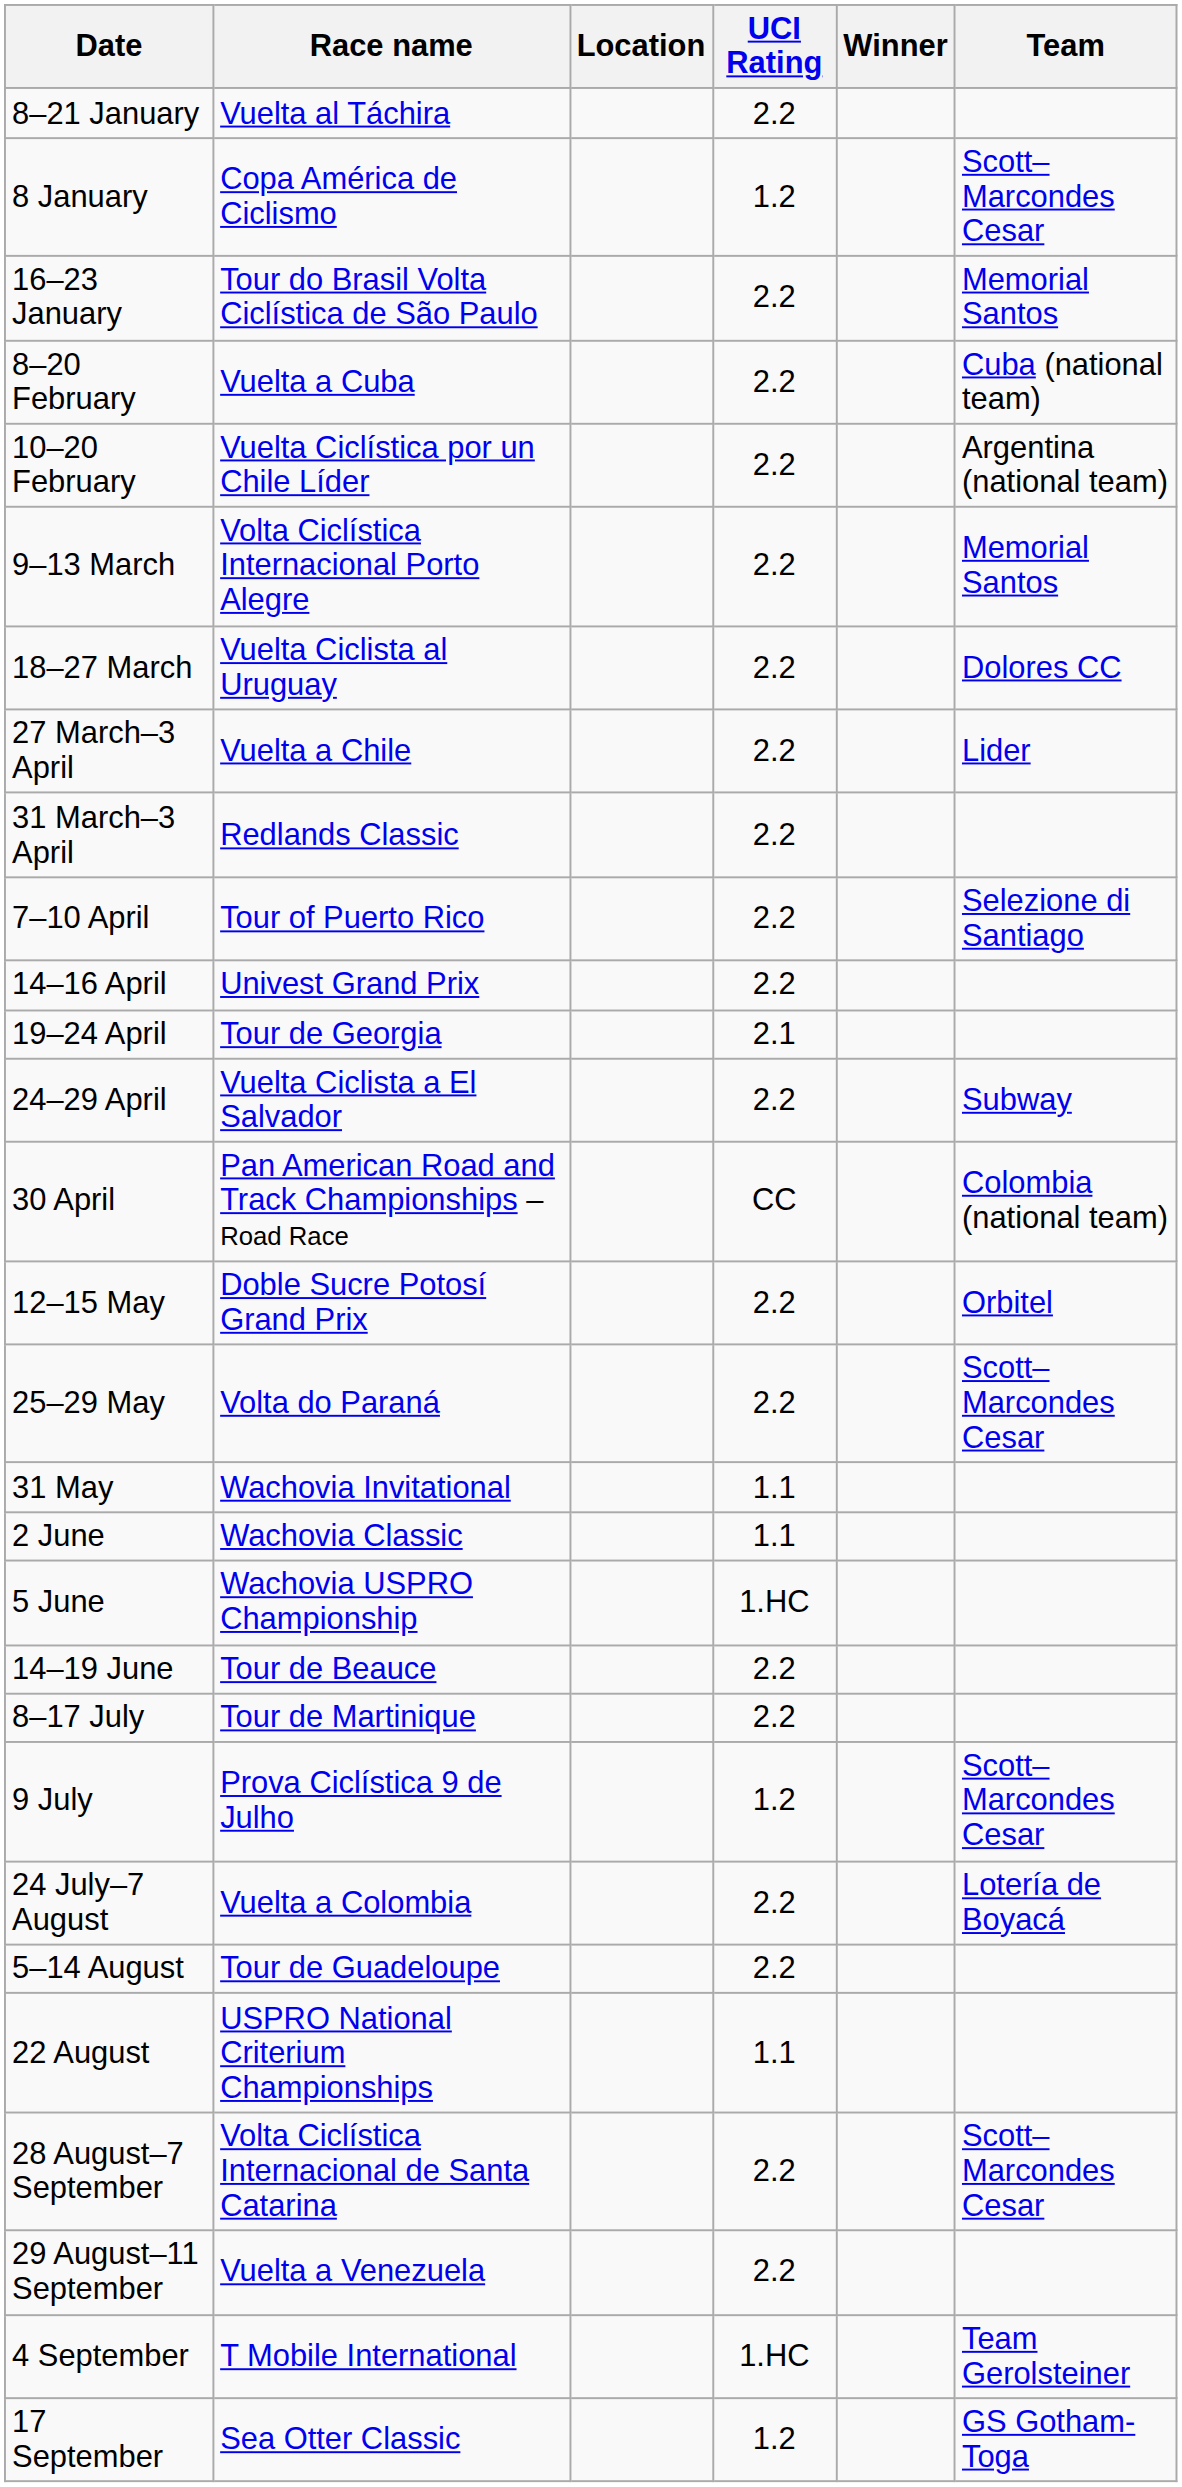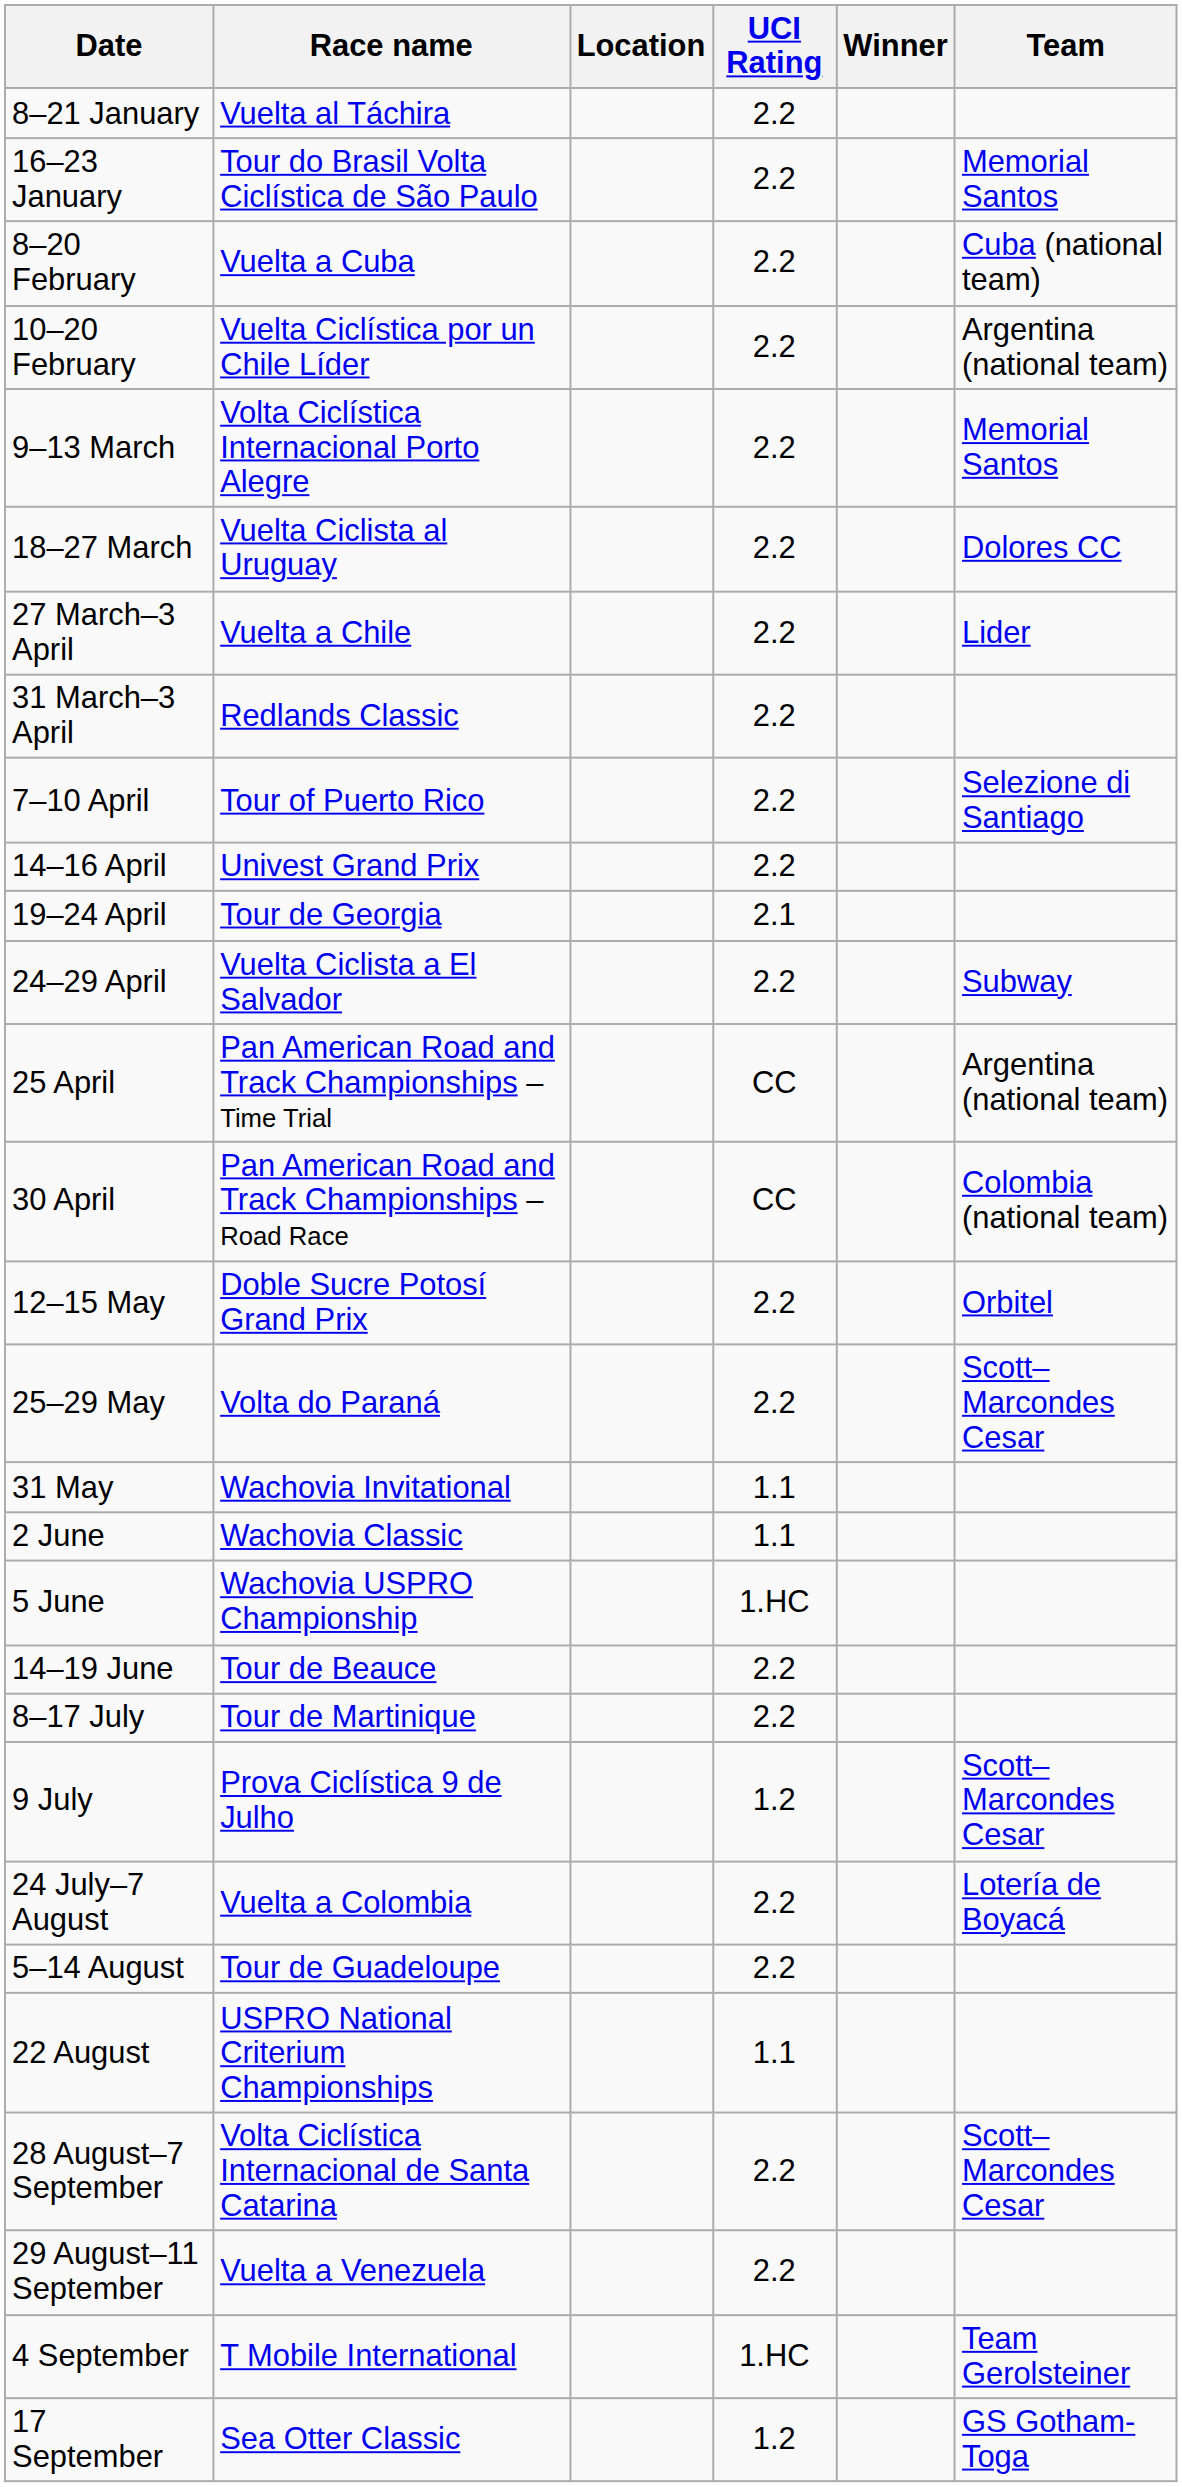- row: (80, 196)
+ row: (64, 1082)
